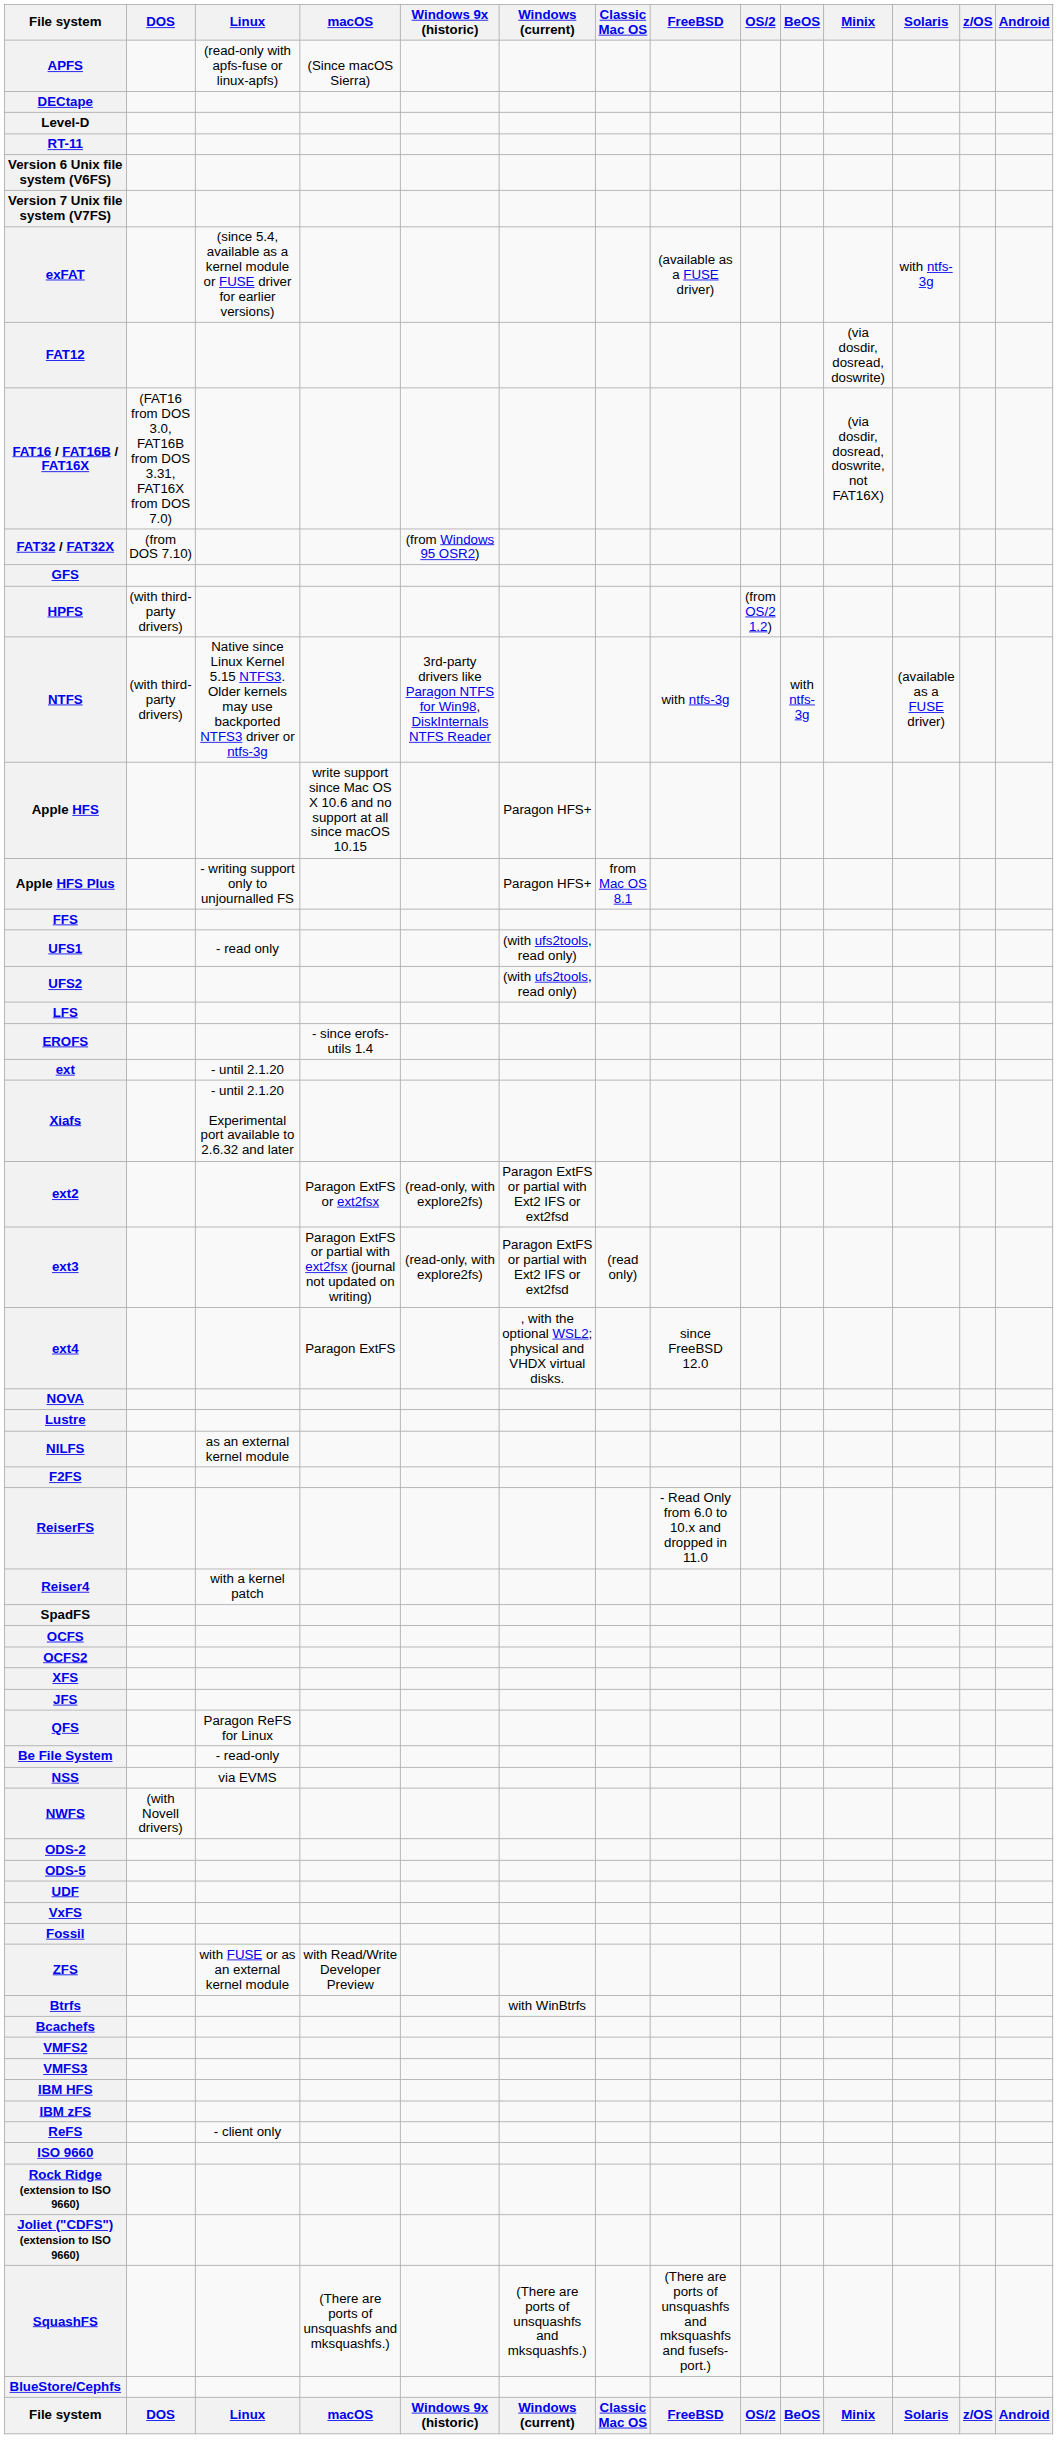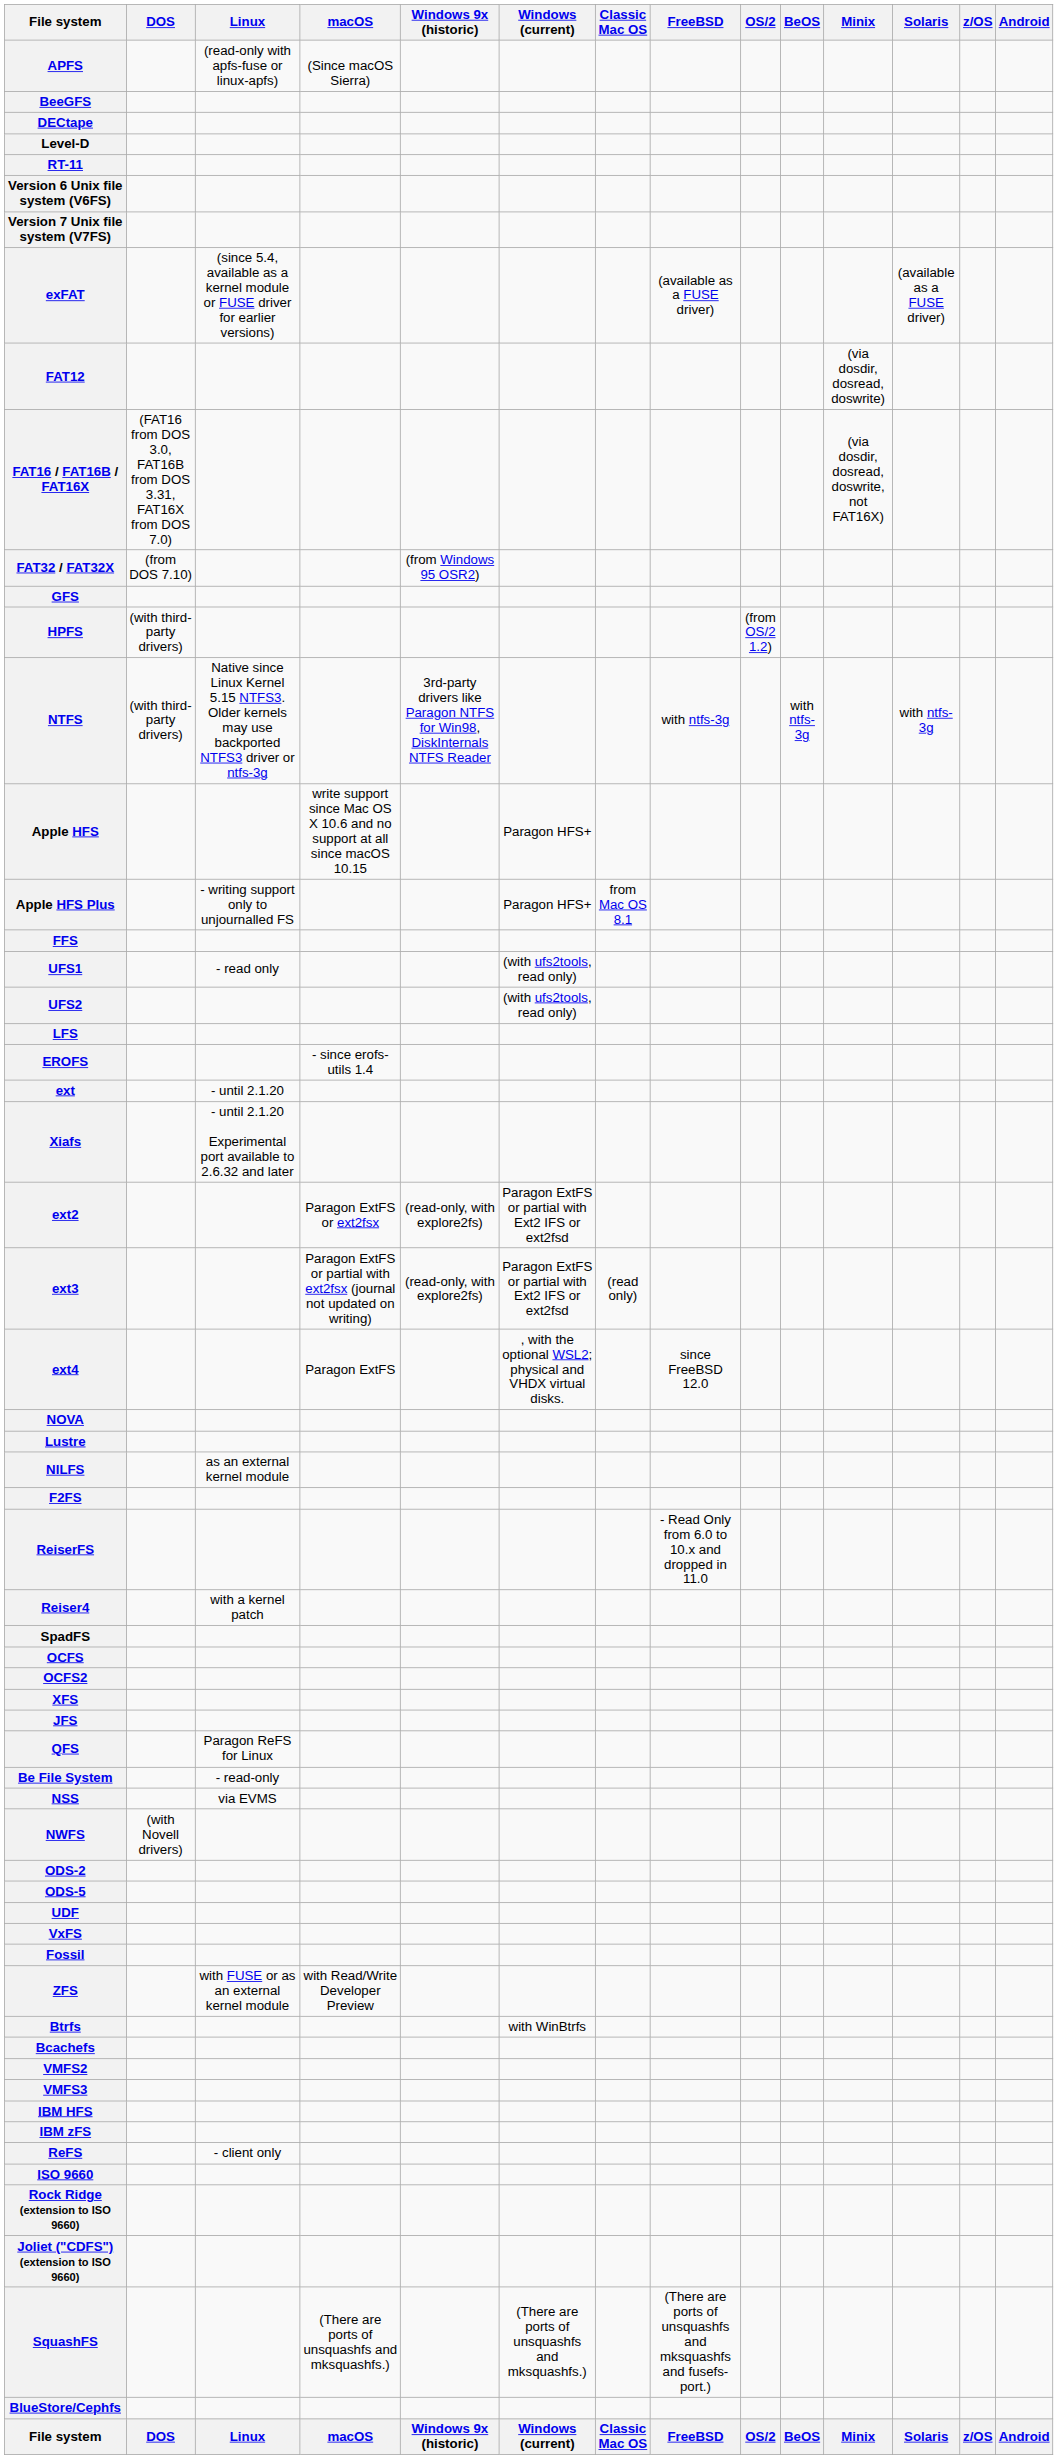+ row: (65, 101)
(926, 274) with ntfs-3g -> (926, 295) (available as a FUSE driver)
(926, 699) (available as a FUSE driver) -> (926, 720) with ntfs-3g
